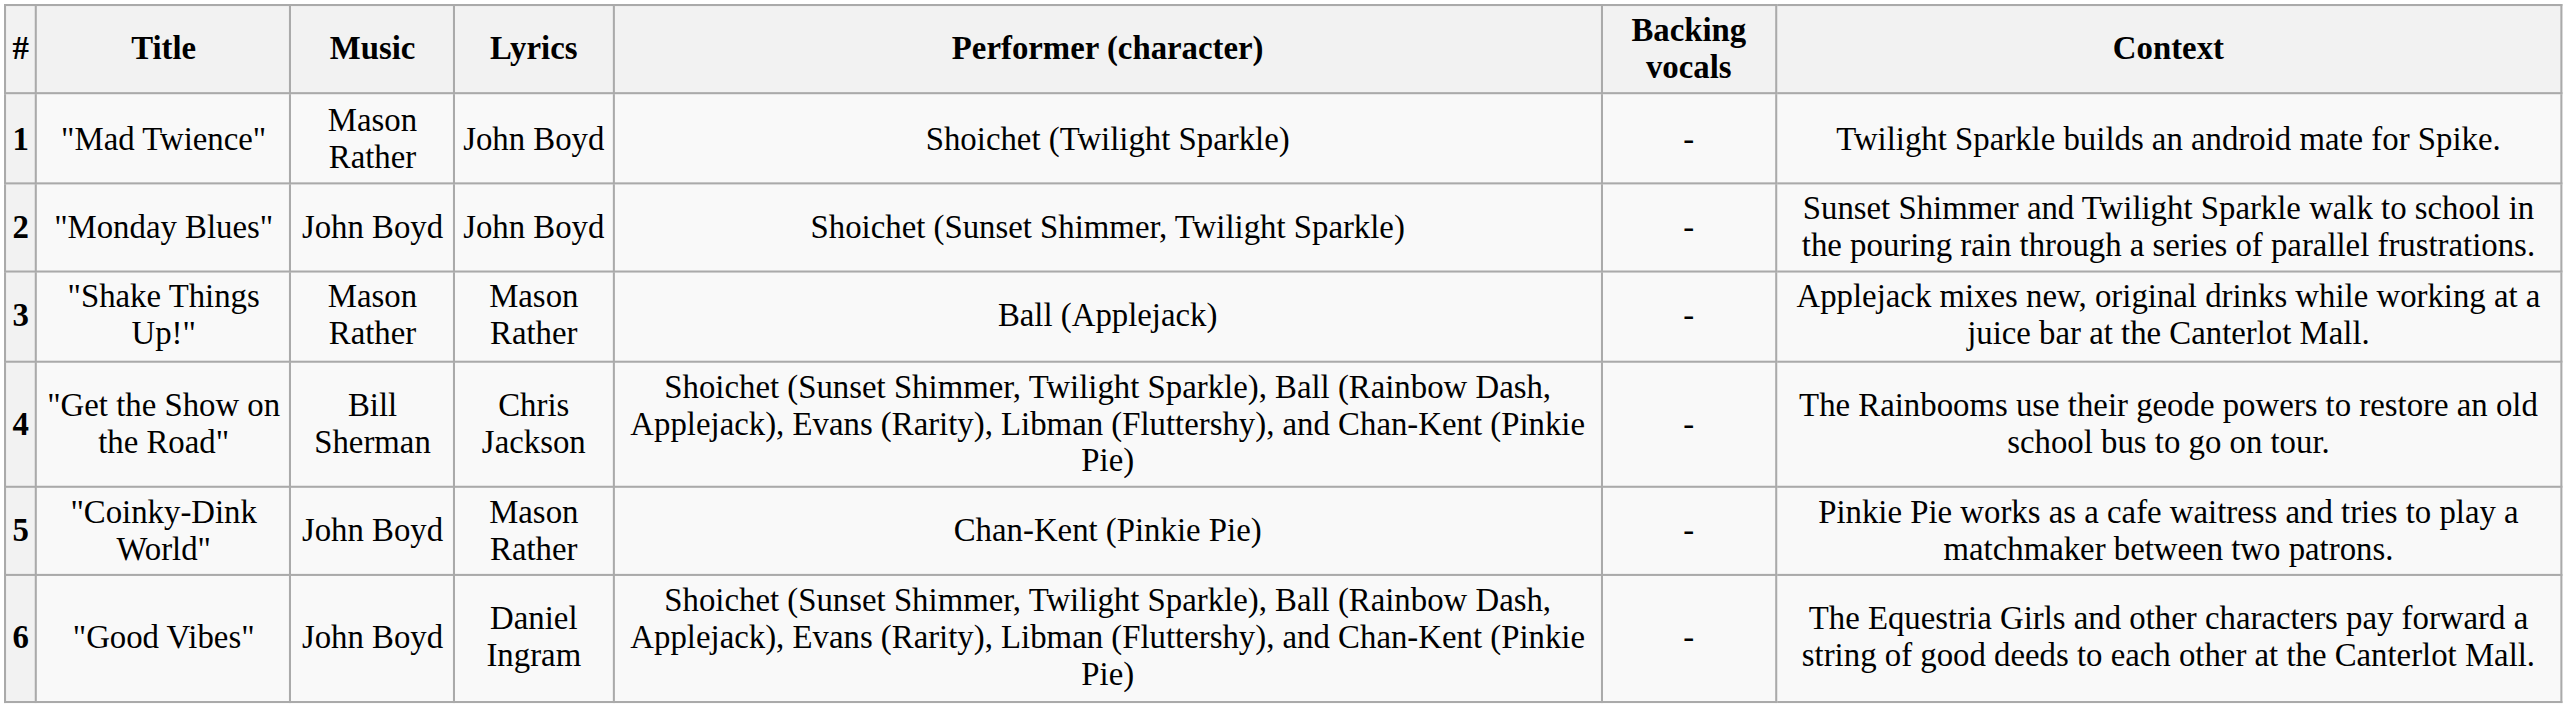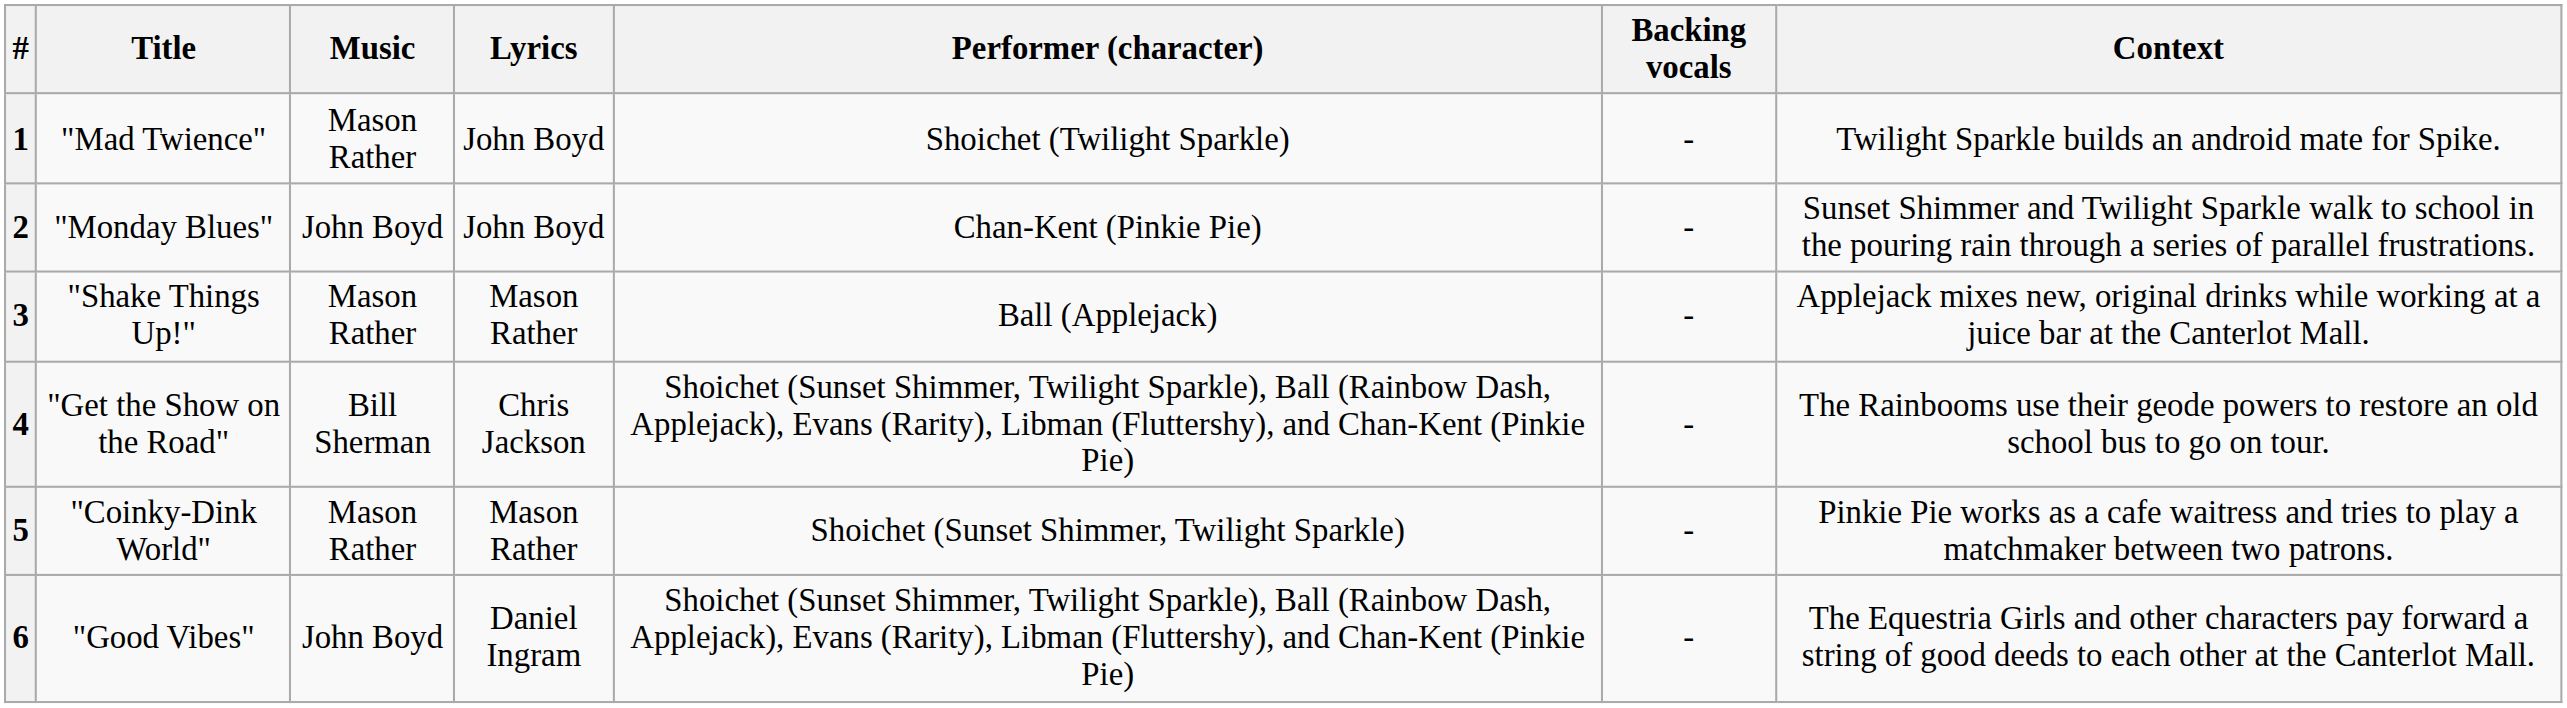(1108, 226) Shoichet (Sunset Shimmer, Twilight Sparkle) -> (1108, 226) Chan-Kent (Pinkie Pie)
(373, 530) John Boyd -> (373, 530) Mason Rather
(1108, 530) Chan-Kent (Pinkie Pie) -> (1108, 530) Shoichet (Sunset Shimmer, Twilight Sparkle)
